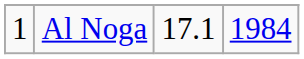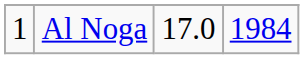(188, 28) 17.1 -> (188, 28) 17.0
